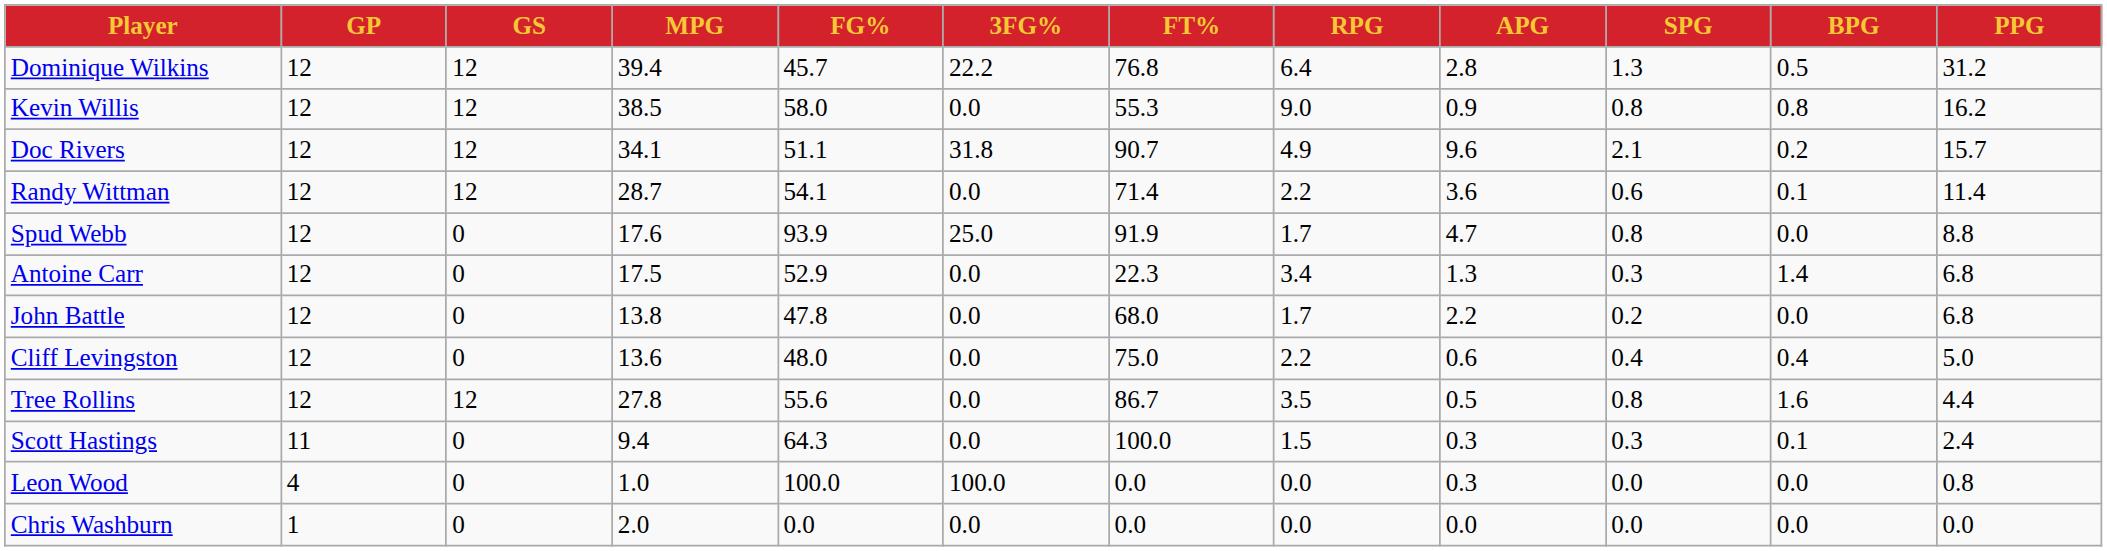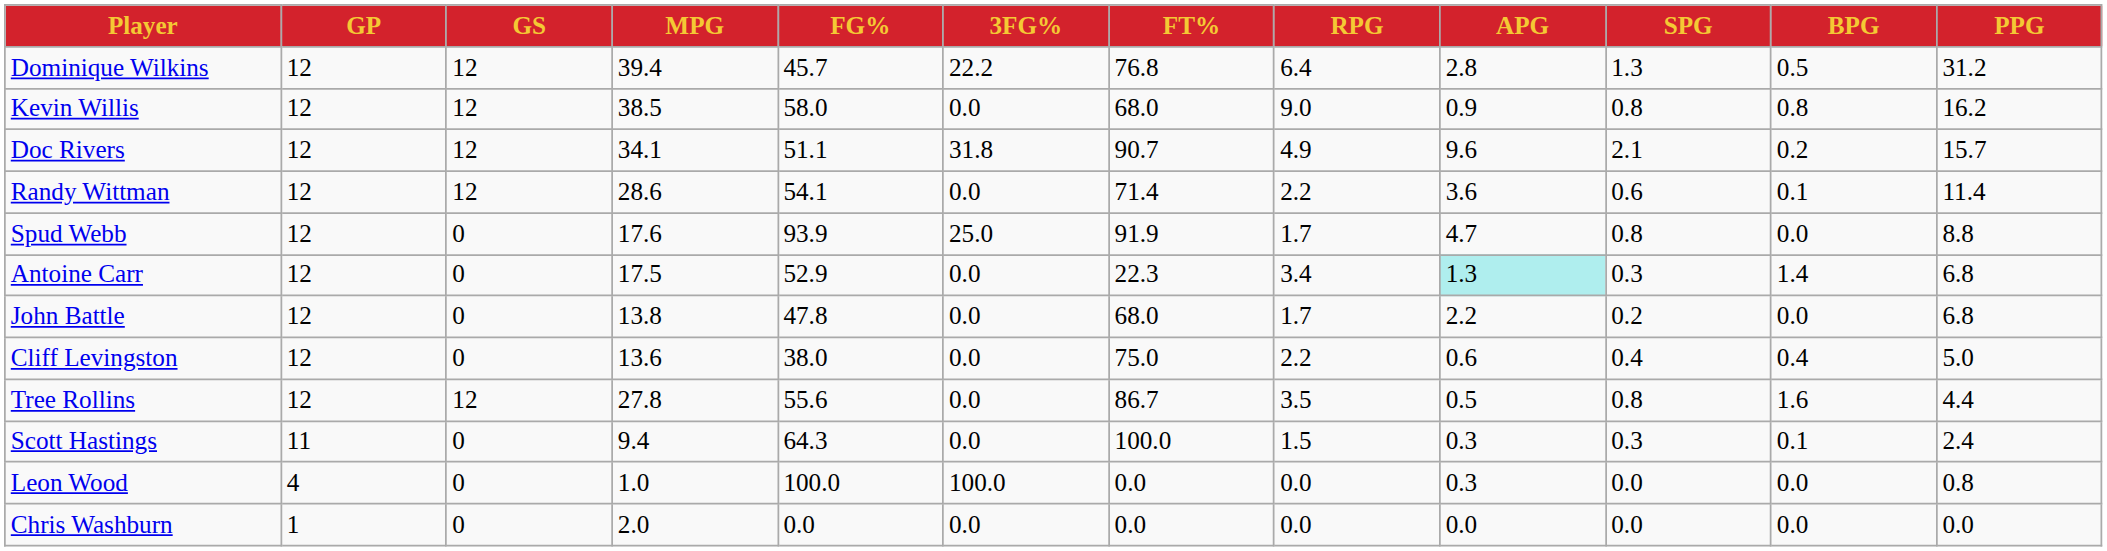(1137, 108) 55.3 -> (1137, 108) 68.0
(640, 191) 28.7 -> (640, 191) 28.6
(1461, 275) no background -> (1461, 275) paleturquoise background
(805, 358) 48.0 -> (805, 358) 38.0
